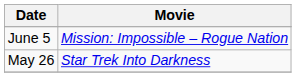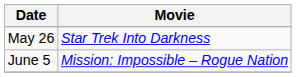rows swapped: (31, 60) <-> (29, 38)
